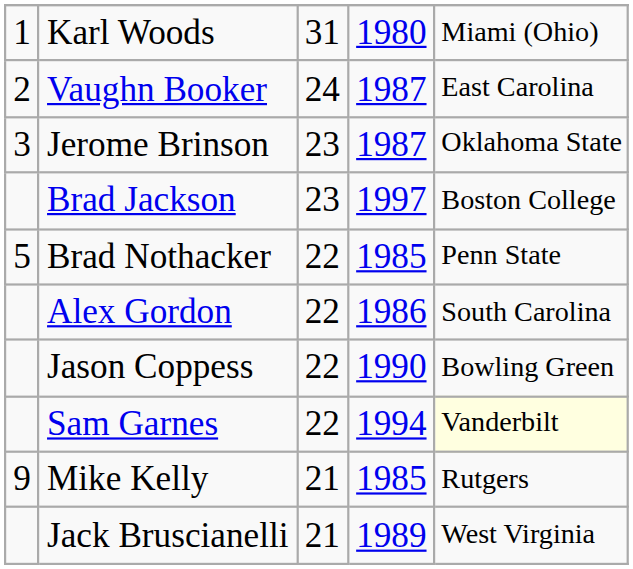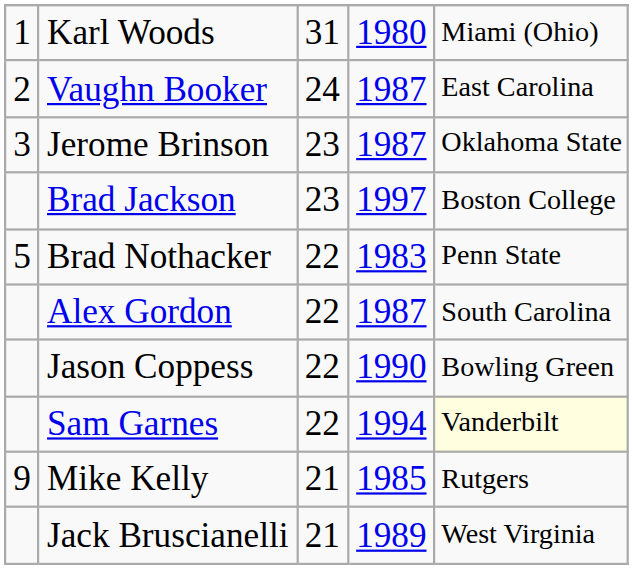(391, 255) 1985 -> (391, 255) 1983
(391, 311) 1986 -> (391, 311) 1987
